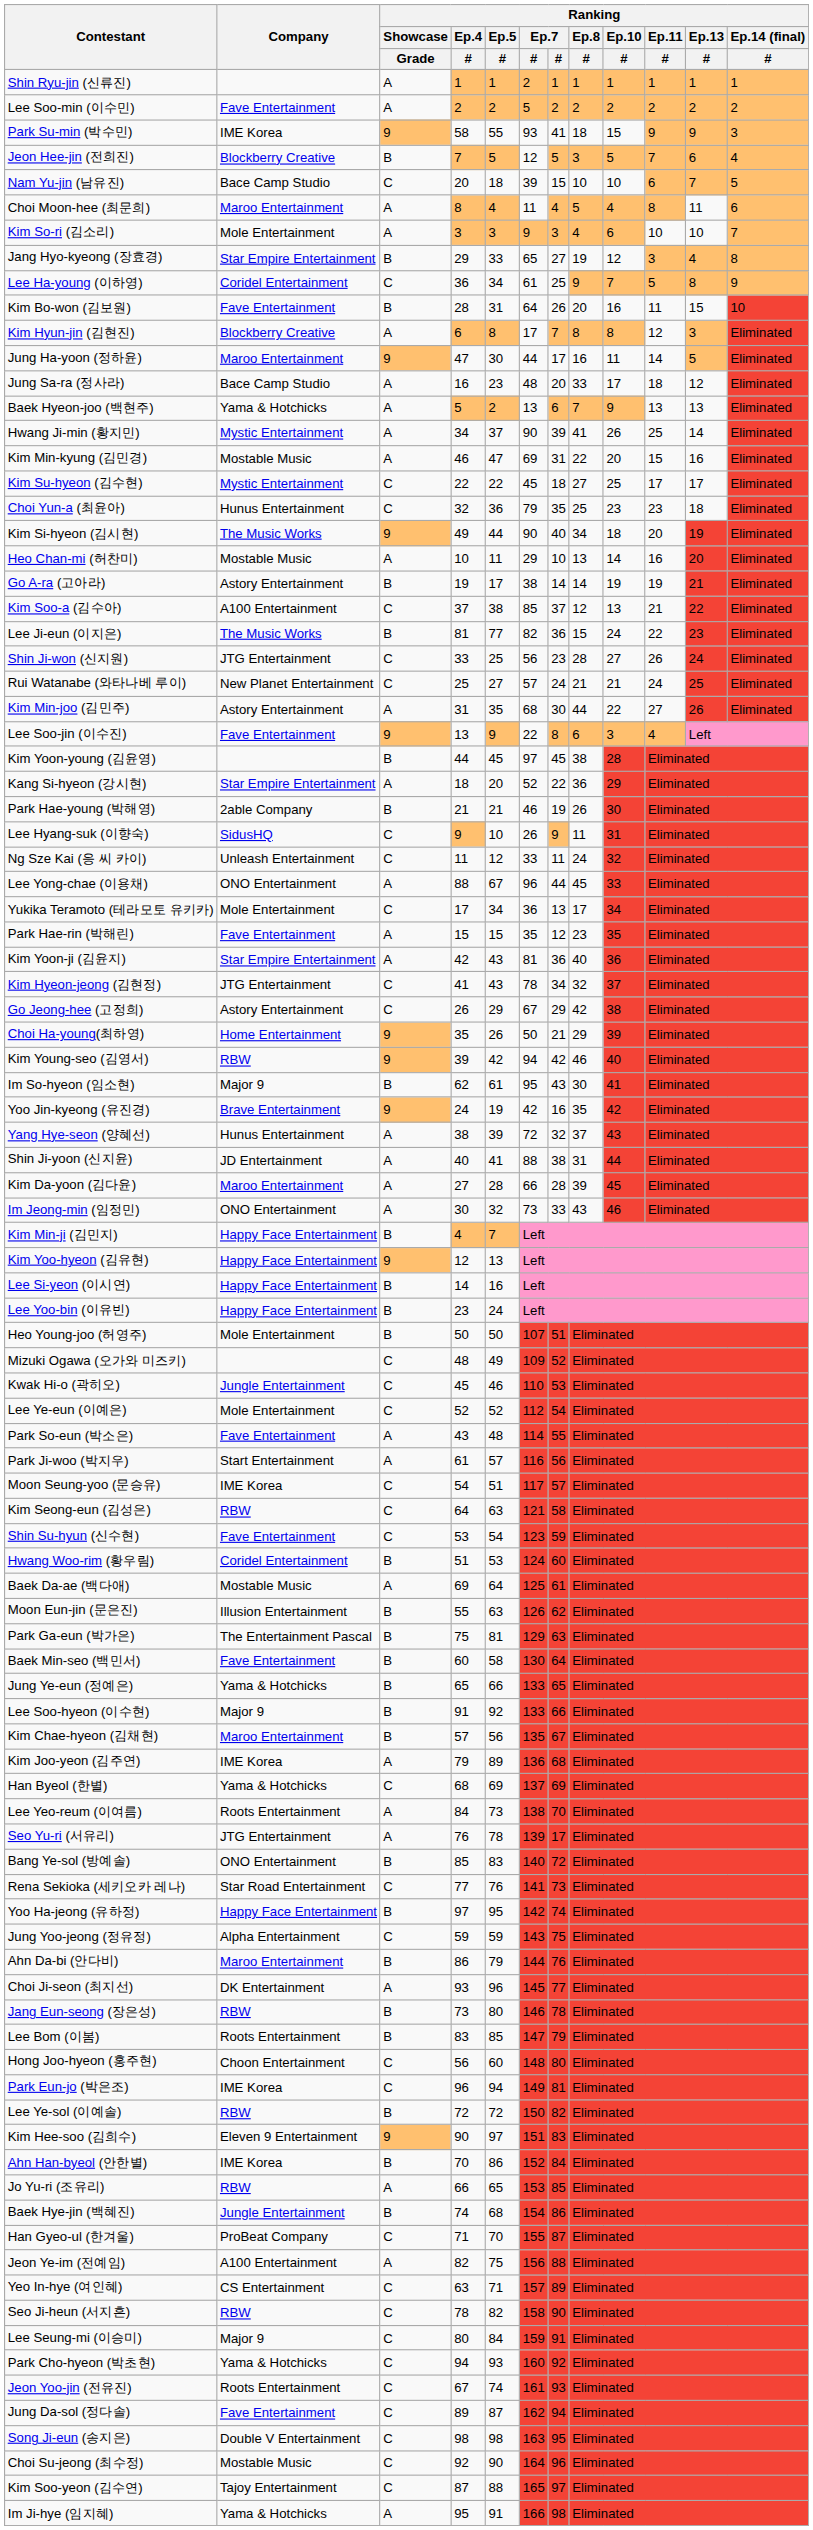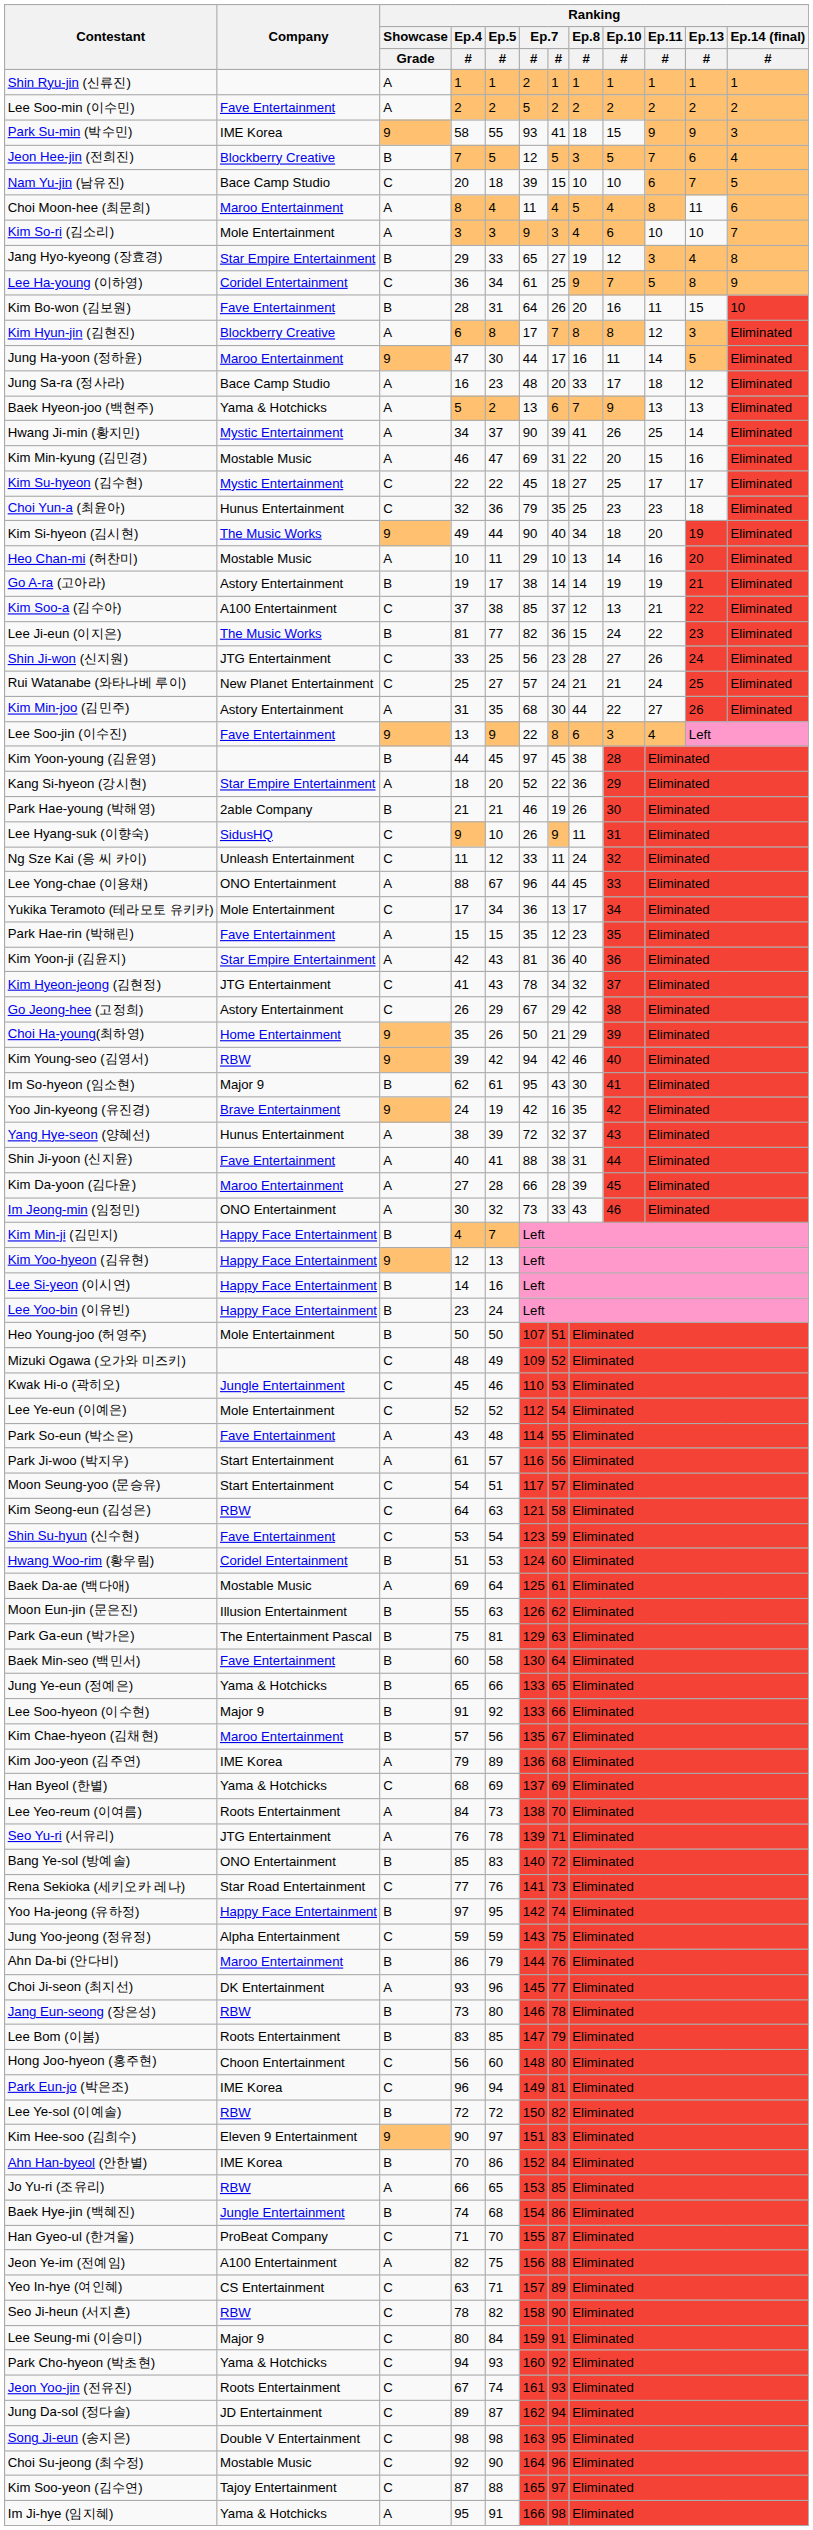(271, 1160) JD Entertainment -> (278, 1160) Fave Entertainment
(251, 1486) IME Korea -> (277, 1486) Start Entertainment
(558, 1837) 17 -> (558, 1837) 71
(278, 2413) Fave Entertainment -> (271, 2413) JD Entertainment
